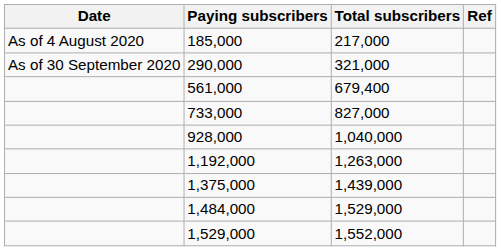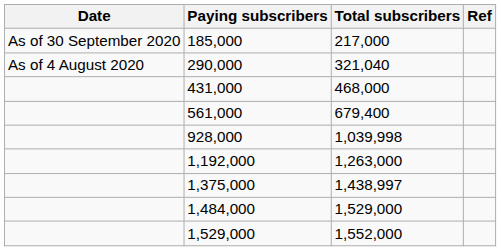(76, 40) As of 4 August 2020 -> (94, 40) As of 30 September 2020
(94, 64) As of 30 September 2020 -> (76, 64) As of 4 August 2020
(362, 64) 321,000 -> (362, 64) 321,040
+ row: (215, 88)
- row: (215, 112)
(368, 137) 1,040,000 -> (368, 137) 1,039,998
(368, 185) 1,439,000 -> (368, 185) 1,438,997
